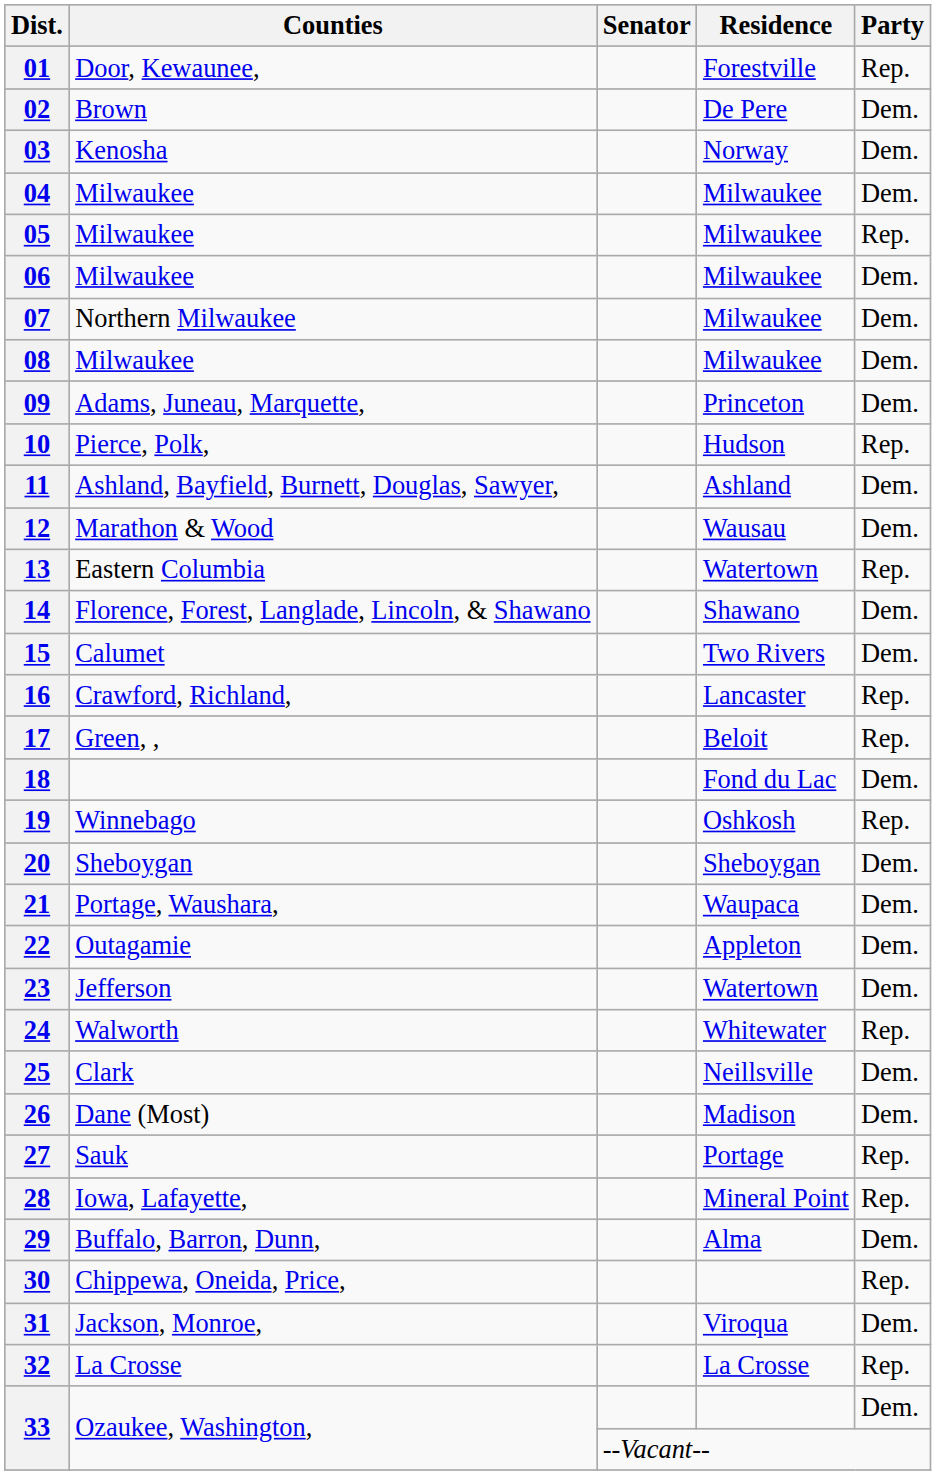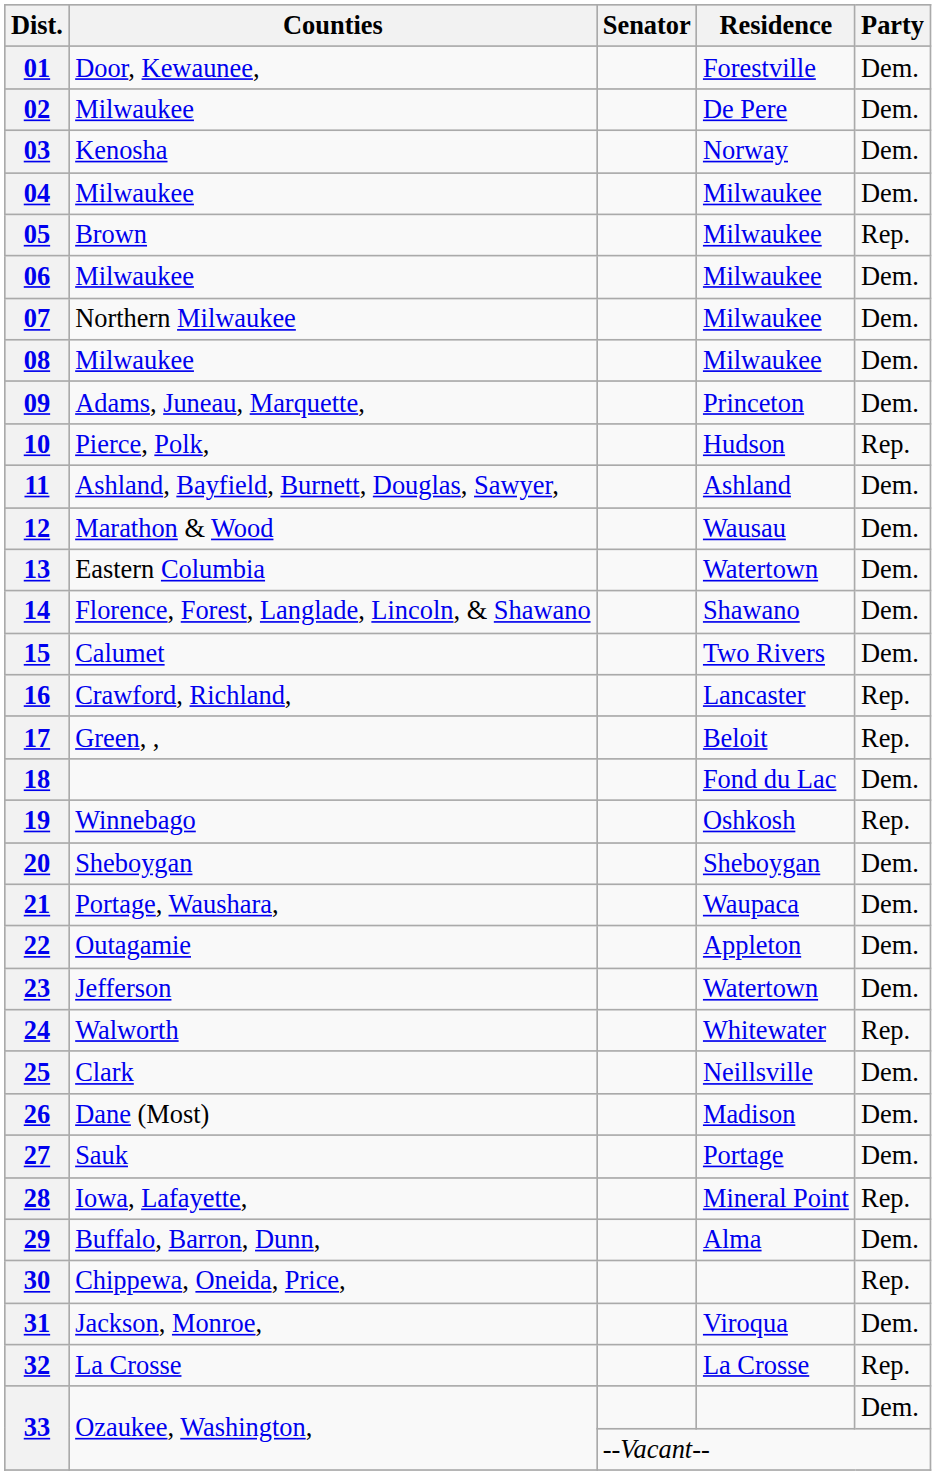(886, 67) Rep. -> (890, 67) Dem.
(111, 109) Brown -> (135, 109) Milwaukee
(135, 234) Milwaukee -> (111, 234) Brown
(886, 569) Rep. -> (890, 569) Dem.
(886, 1155) Rep. -> (890, 1155) Dem.
